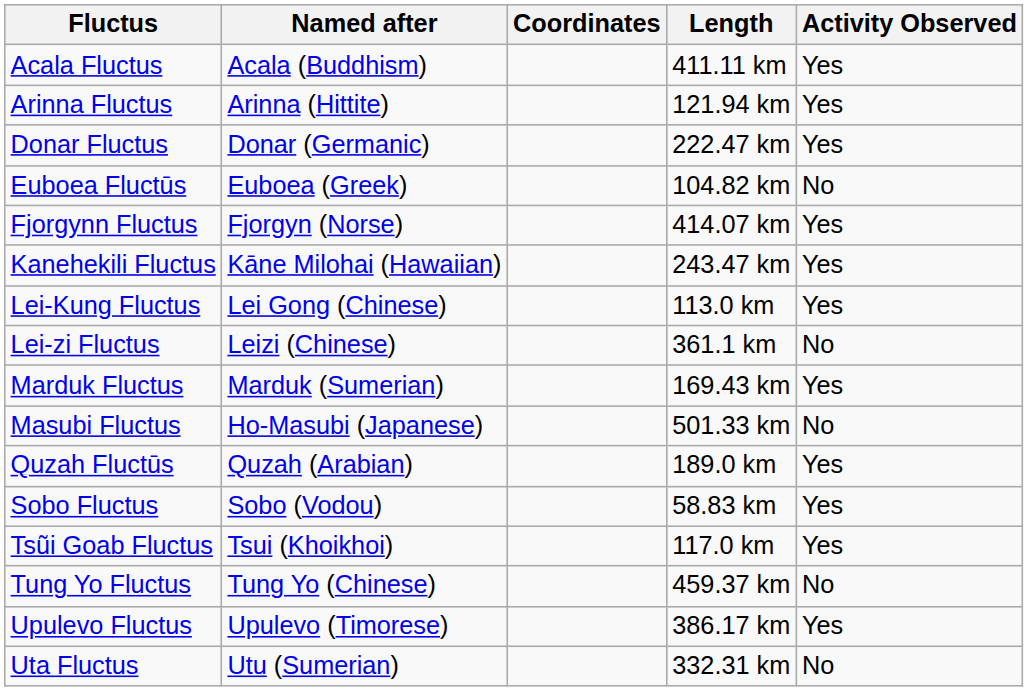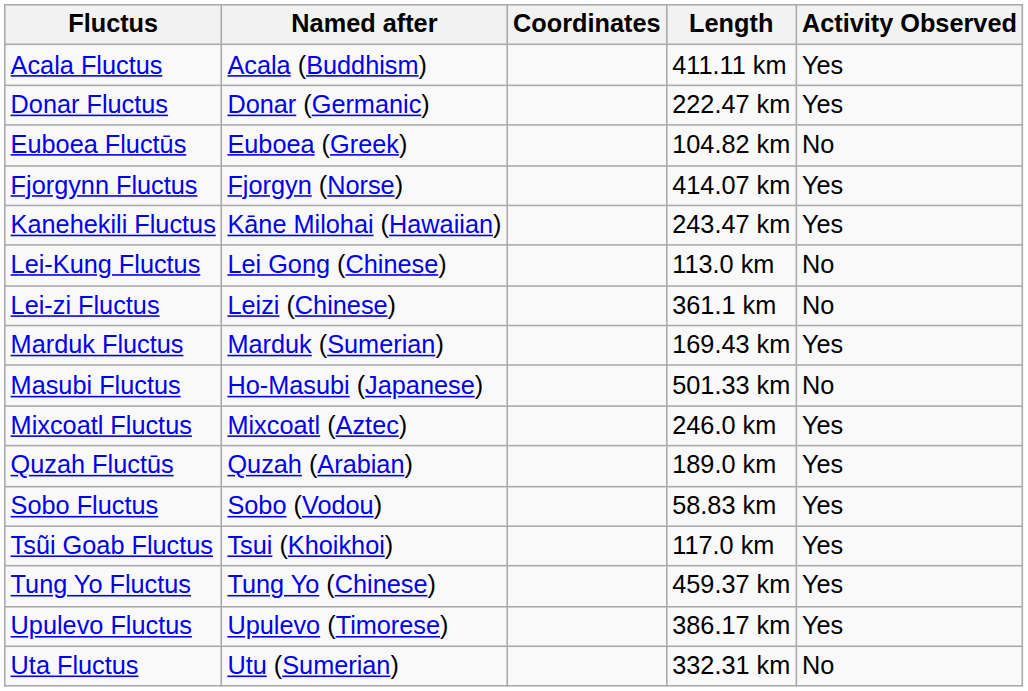- row: (91, 104)
(823, 305) Yes -> (818, 265) No
+ row: (101, 425)
(818, 585) No -> (823, 585) Yes
